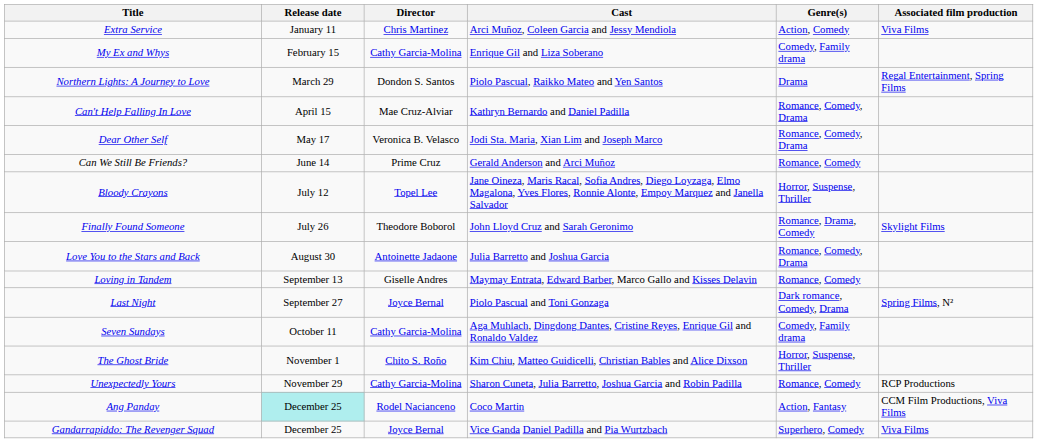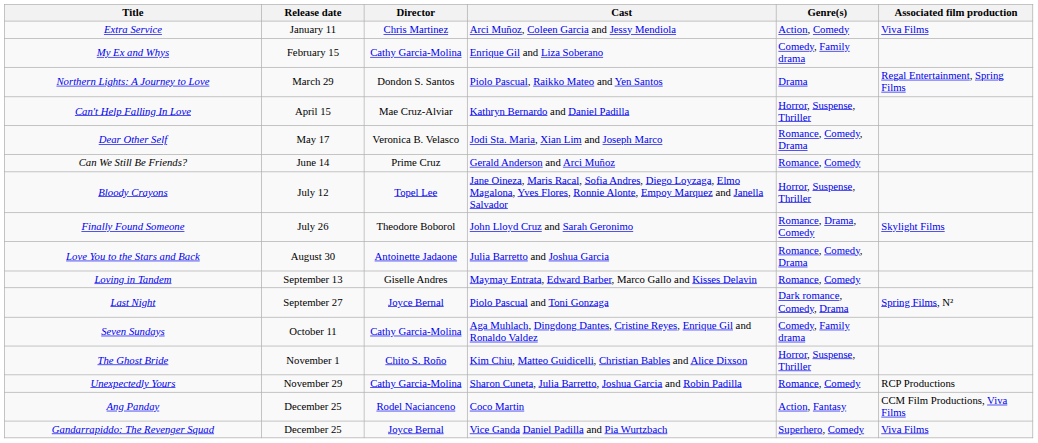(820, 111) Romance, Comedy, Drama -> (817, 111) Horror, Suspense, Thriller
(313, 406) paleturquoise background -> (313, 406) no background
